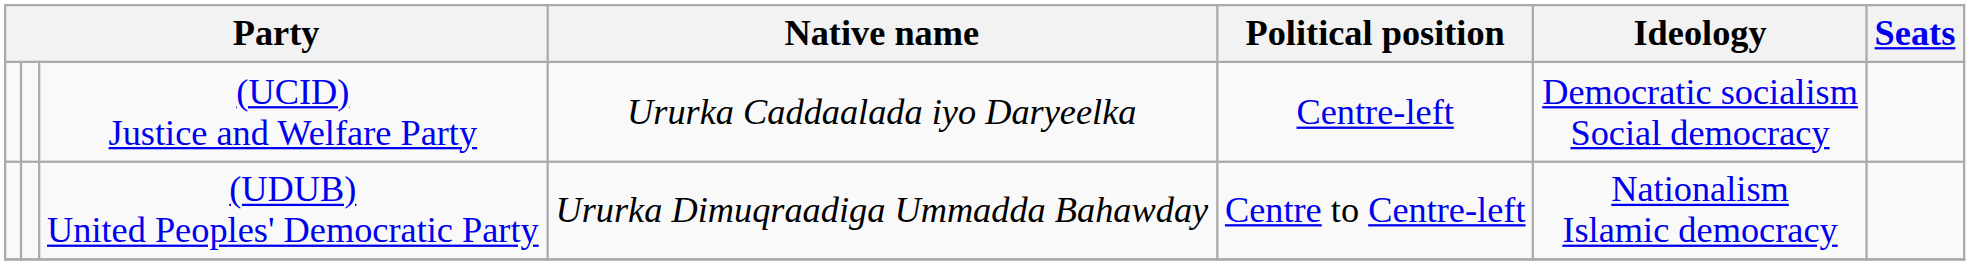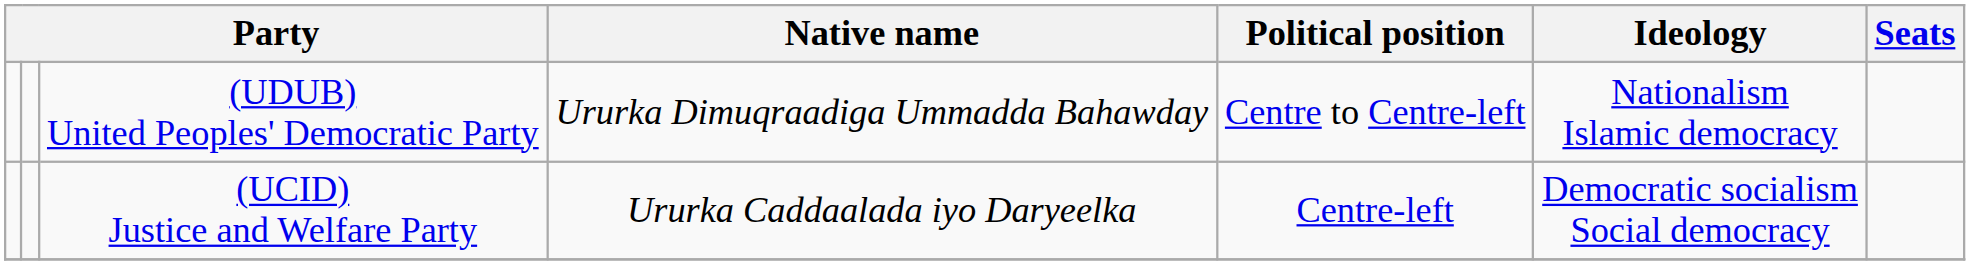rows swapped: (293, 209) <-> (293, 111)
